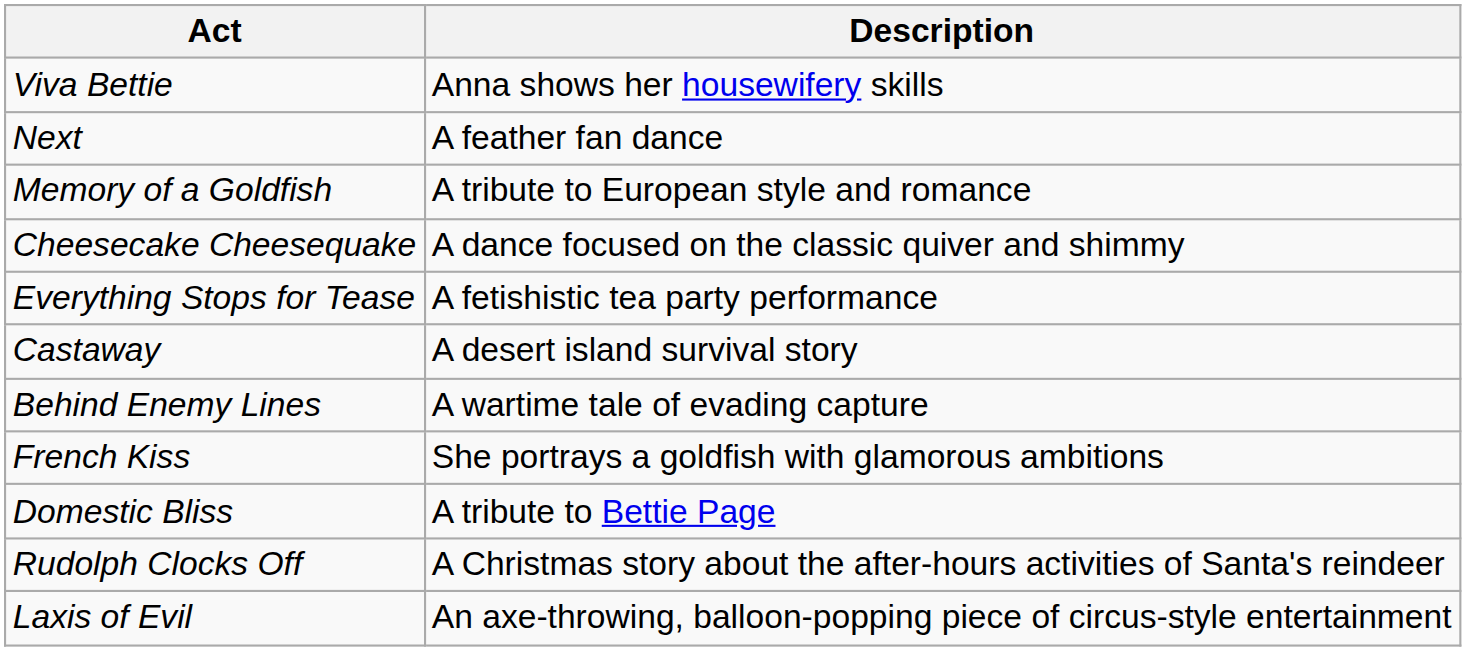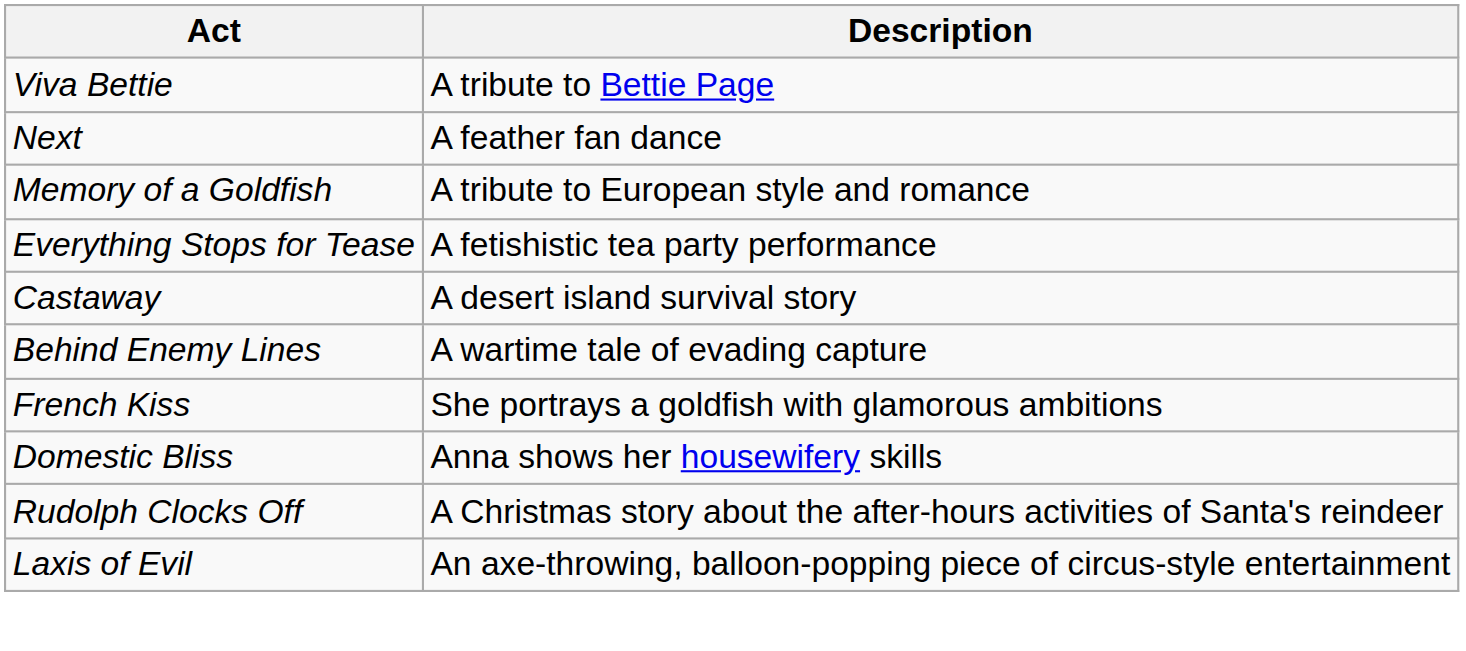(688, 84) Anna shows her housewifery skills -> (602, 84) A tribute to Bettie Page
- row: (215, 244)
(604, 510) A tribute to Bettie Page -> (686, 457) Anna shows her housewifery skills
